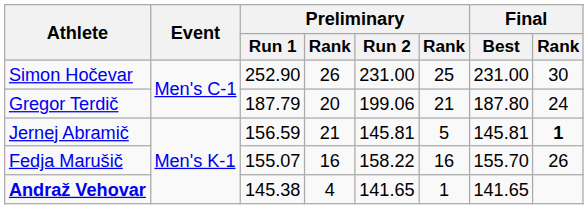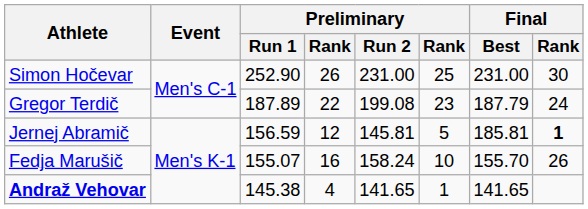(273, 104) 187.79 -> (273, 104) 187.89
(330, 104) 20 -> (330, 104) 22
(387, 104) 199.06 -> (387, 104) 199.08
(444, 104) 21 -> (444, 104) 23
(501, 104) 187.80 -> (501, 104) 187.79
(330, 132) 21 -> (330, 132) 12
(501, 132) 145.81 -> (501, 132) 185.81
(387, 161) 158.22 -> (387, 161) 158.24
(444, 161) 16 -> (444, 161) 10
